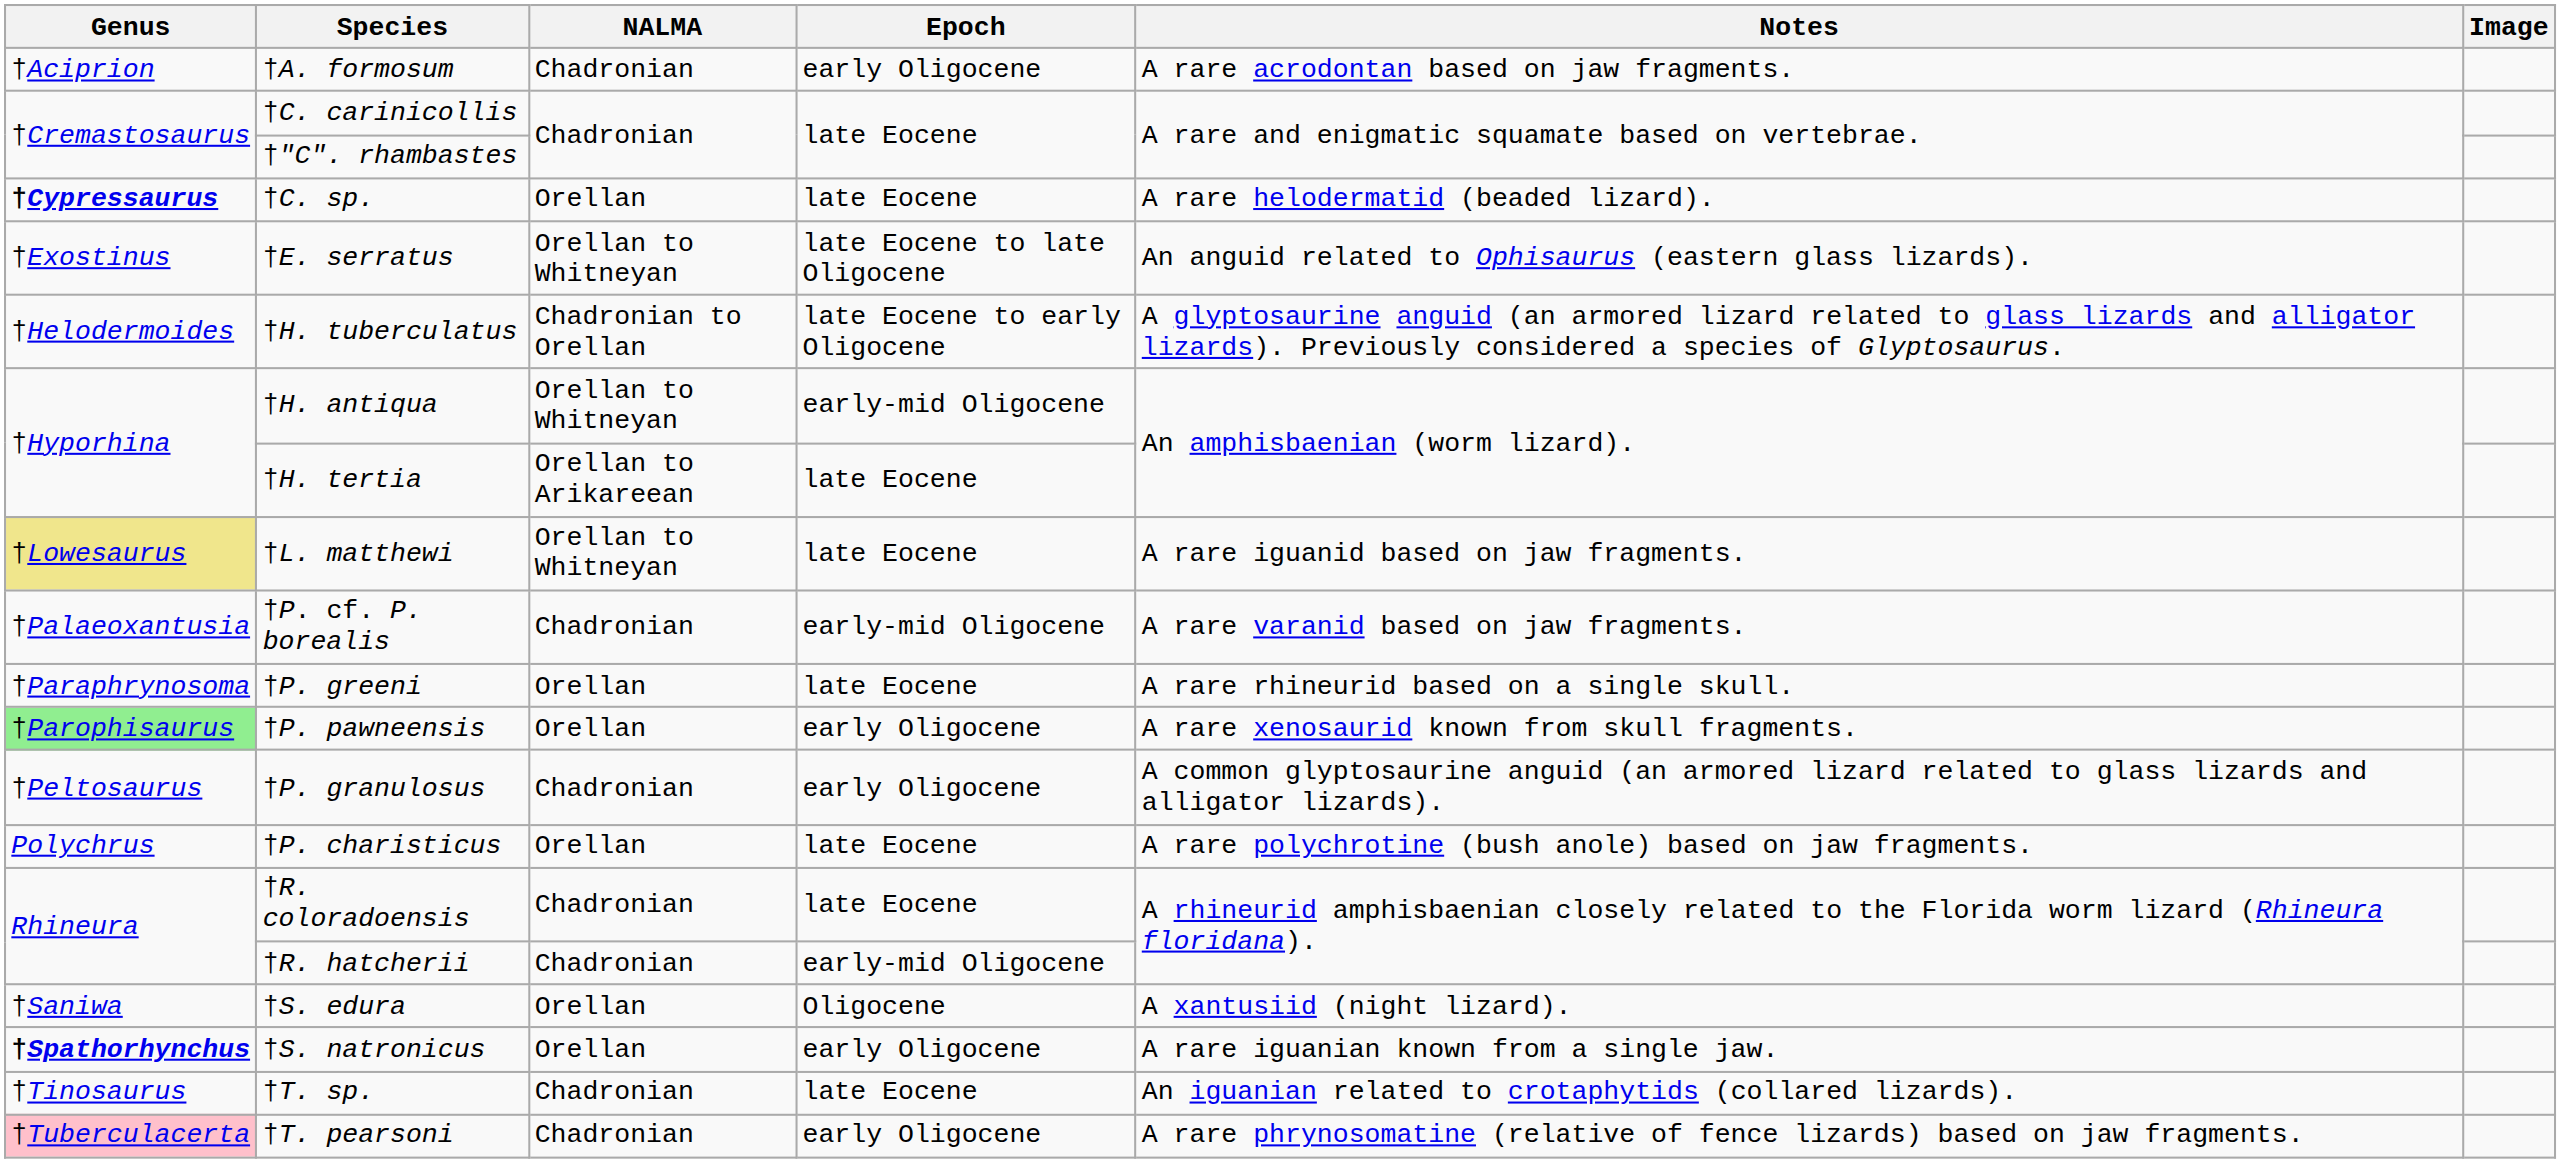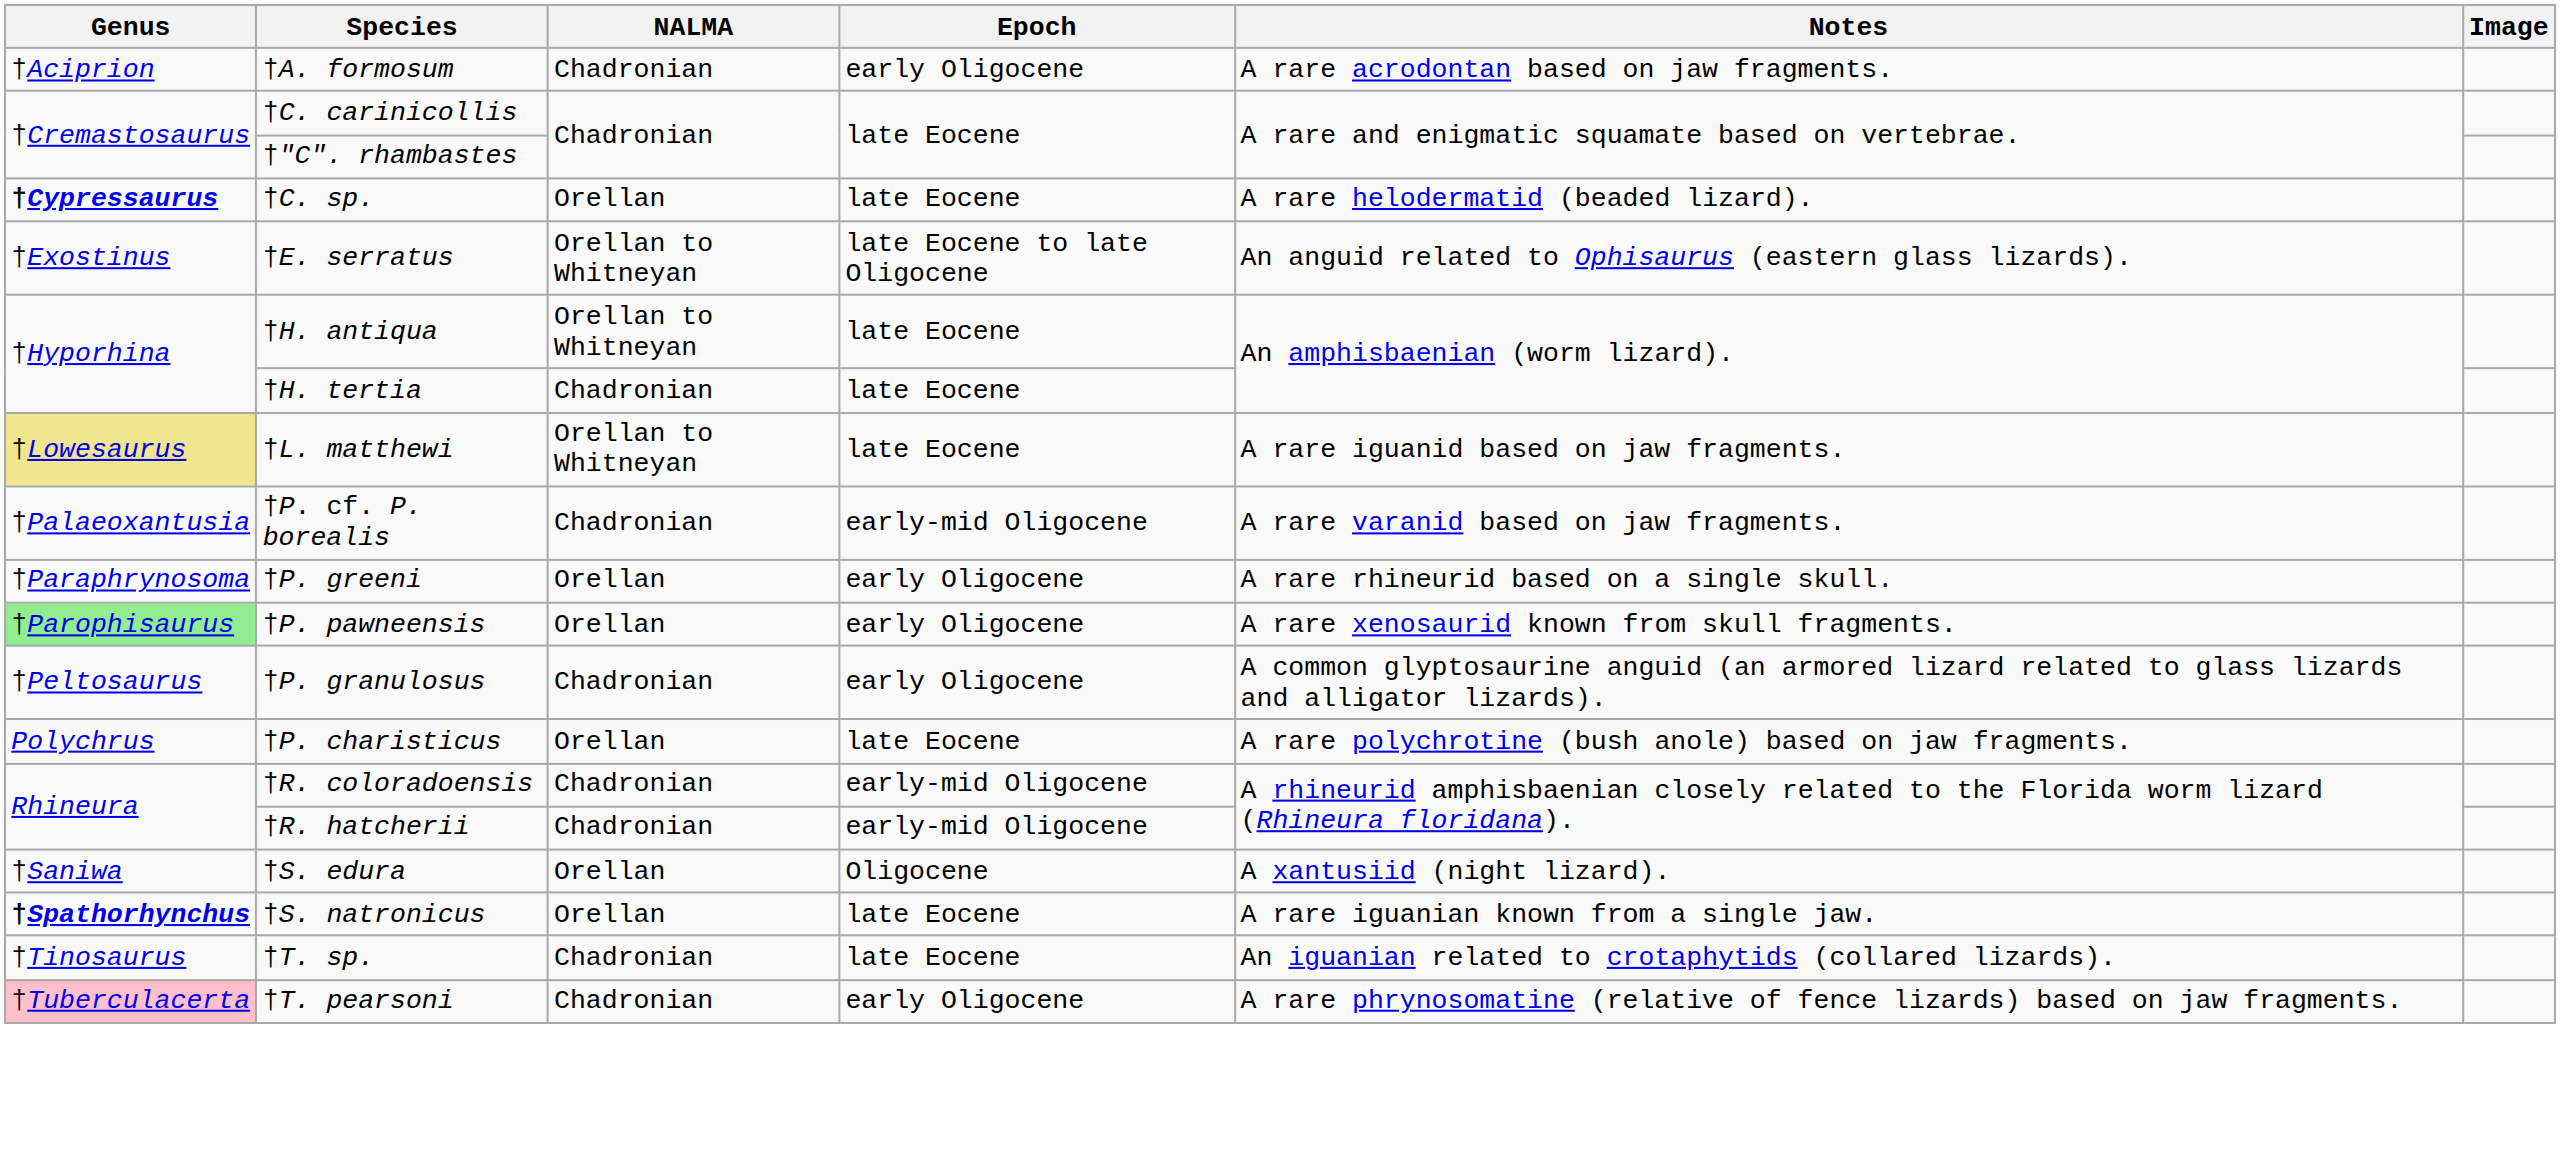- row: (390, 332)
(954, 406) early-mid Oligocene -> (933, 332) late Eocene
(614, 480) Orellan to Arikareean -> (634, 390) Chadronian
(890, 686) late Eocene -> (965, 581) early Oligocene
(890, 904) late Eocene -> (997, 785) early-mid Oligocene
(922, 1049) early Oligocene -> (933, 914) late Eocene
